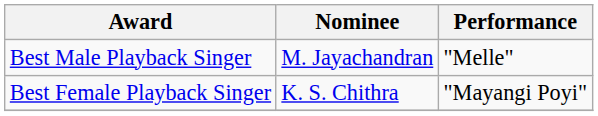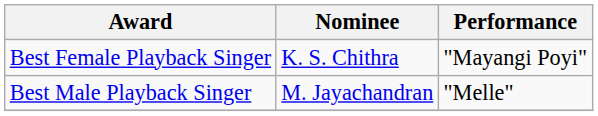rows swapped: (140, 92) <-> (131, 57)
